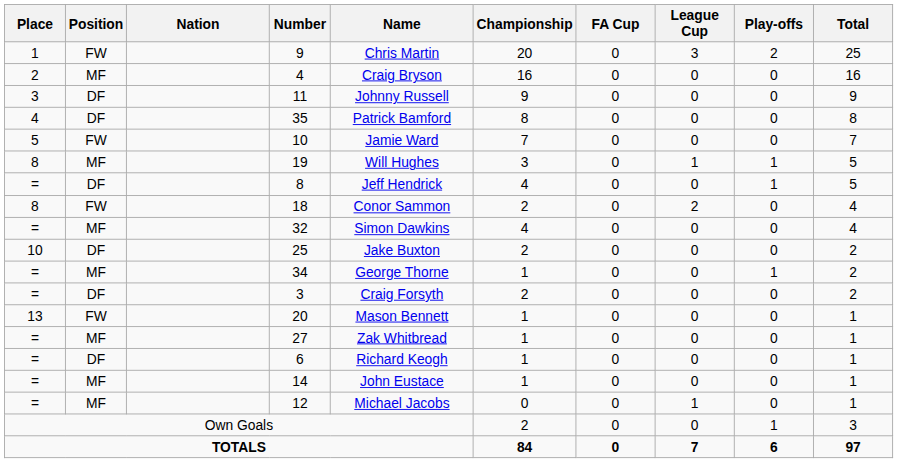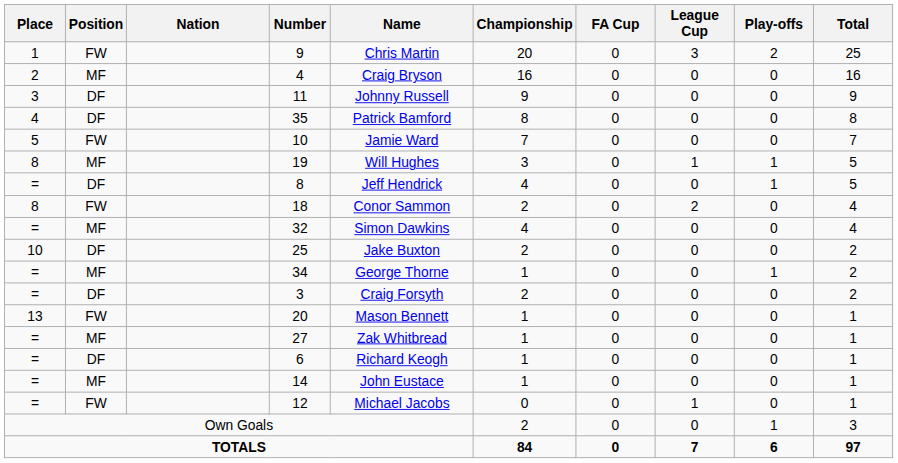(96, 403) MF -> (96, 403) FW
